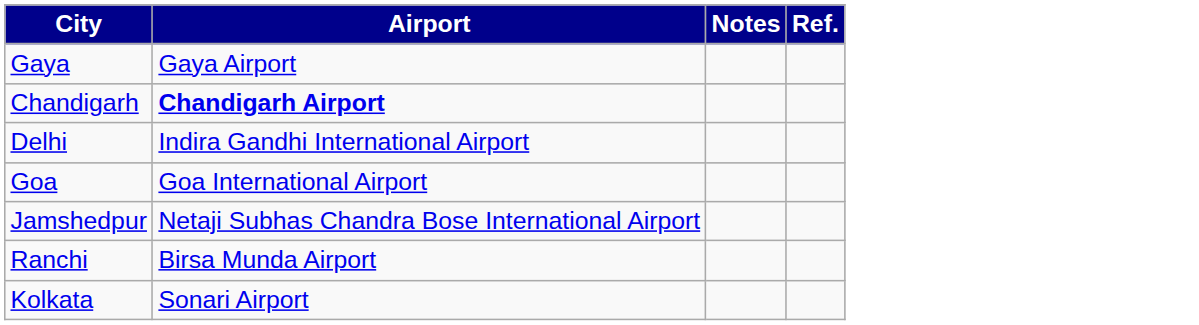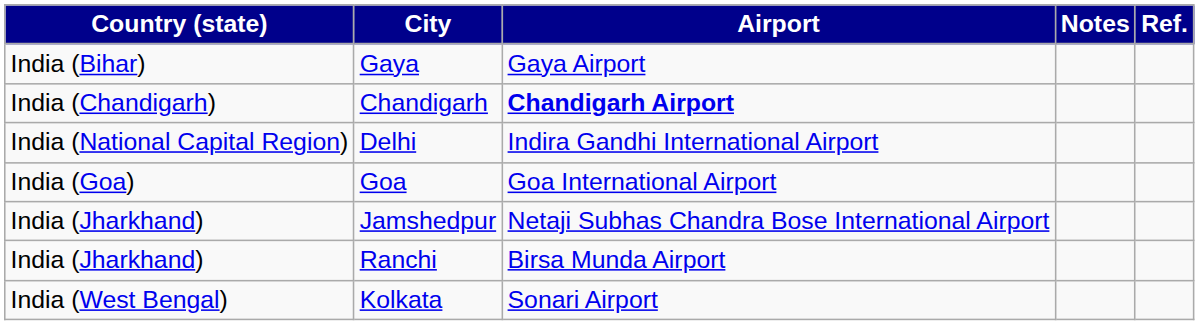+ column: (179, 24)
